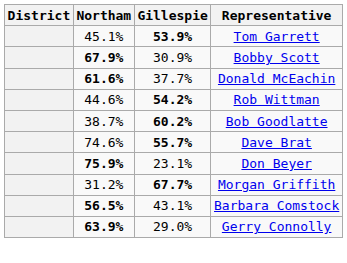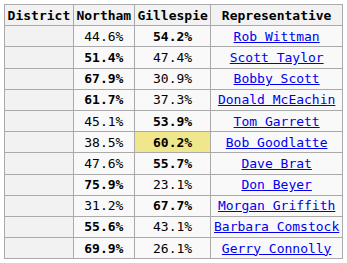rows swapped: (277, 100) <-> (277, 36)
+ row: (277, 57)
(104, 79) 61.6% -> (104, 100) 61.7%
(173, 79) 37.7% -> (173, 100) 37.3%
(104, 121) 38.7% -> (104, 142) 38.5%
(173, 121) no background -> (173, 142) khaki background
(104, 142) 74.6% -> (104, 163) 47.6%
(104, 206) 56.5% -> (104, 227) 55.6%
(104, 227) 63.9% -> (104, 248) 69.9%
(173, 227) 29.0% -> (173, 248) 26.1%
